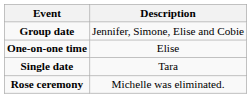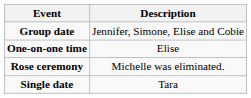rows swapped: (47, 66) <-> (47, 84)
